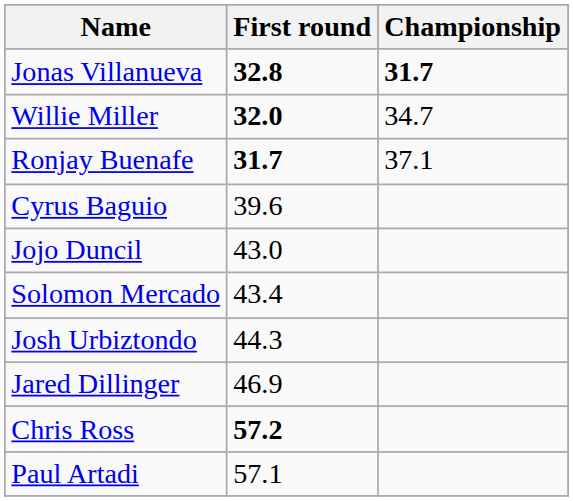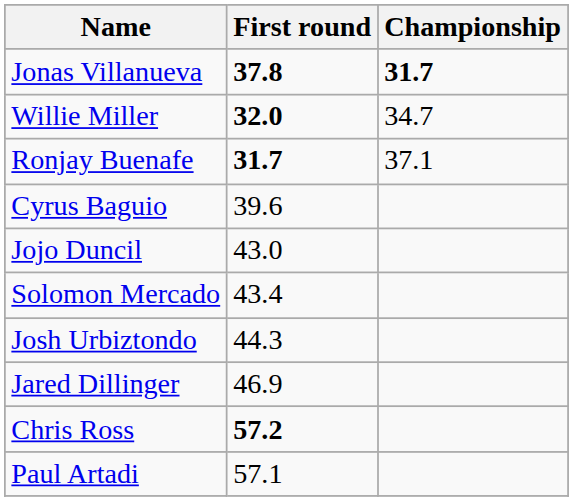(258, 71) 32.8 -> (258, 71) 37.8
